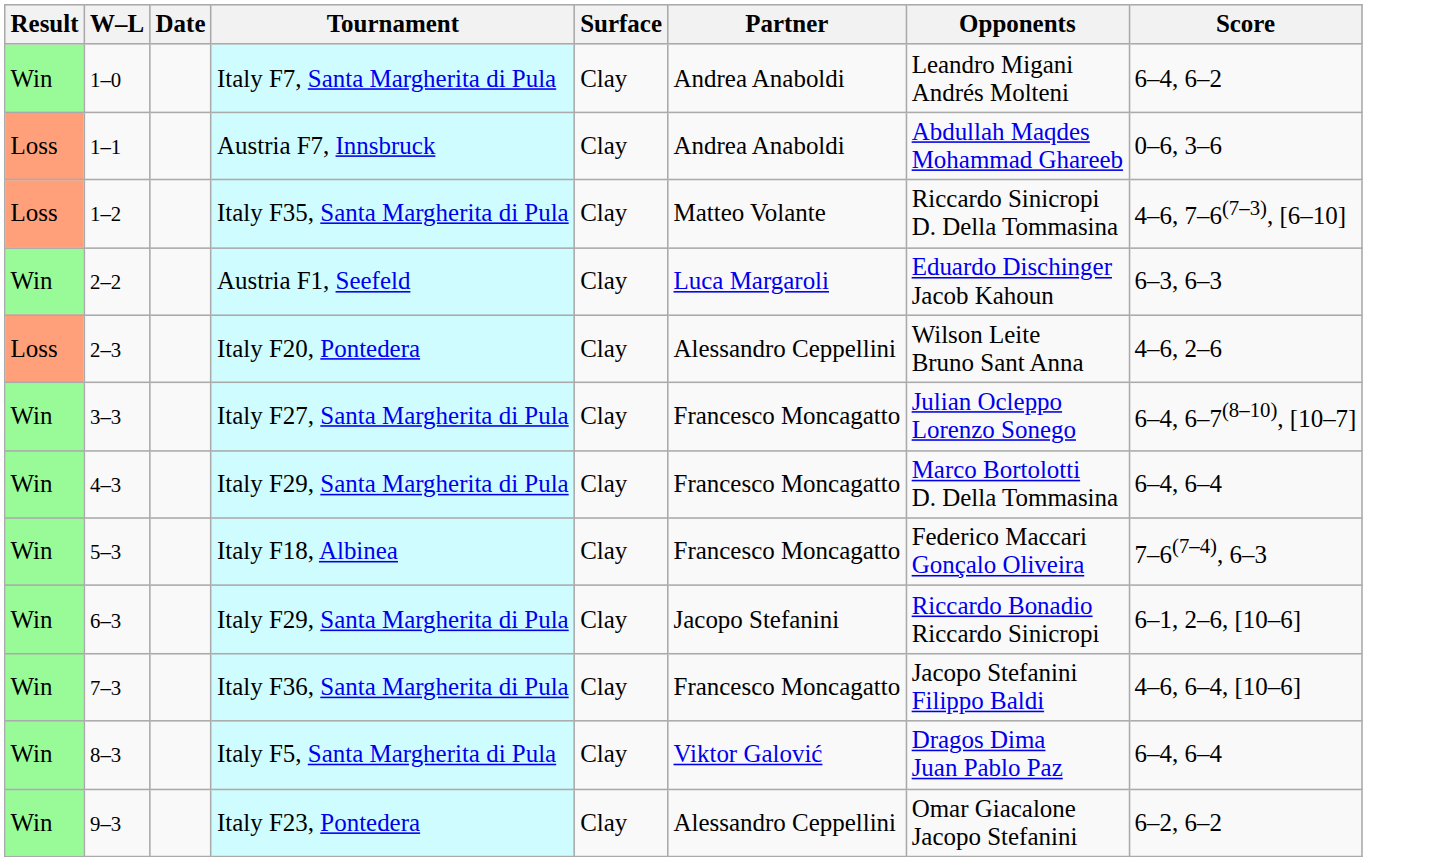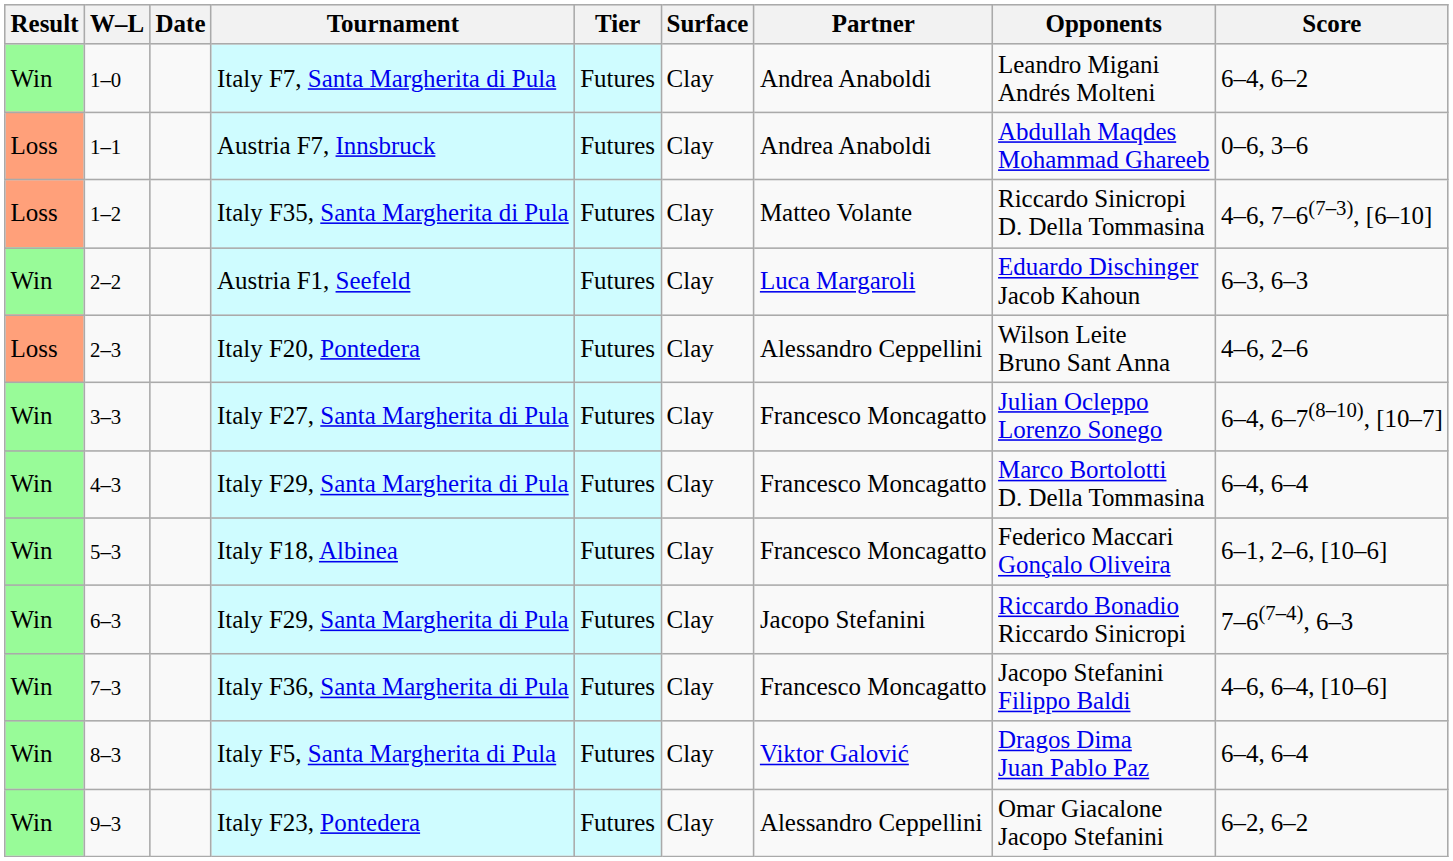+ column: (618, 24)
(1201, 551) 7–6(7–4), 6–3 -> (1304, 551) 6–1, 2–6, [10–6]
(1218, 619) 6–1, 2–6, [10–6] -> (1287, 619) 7–6(7–4), 6–3
